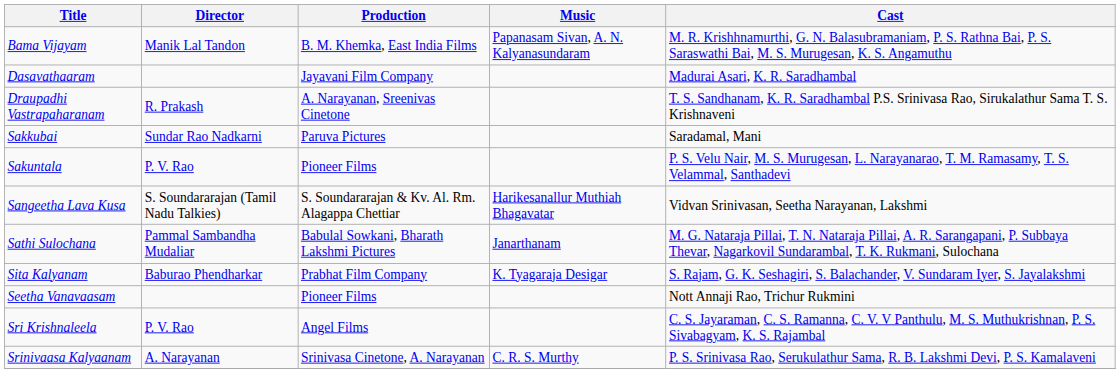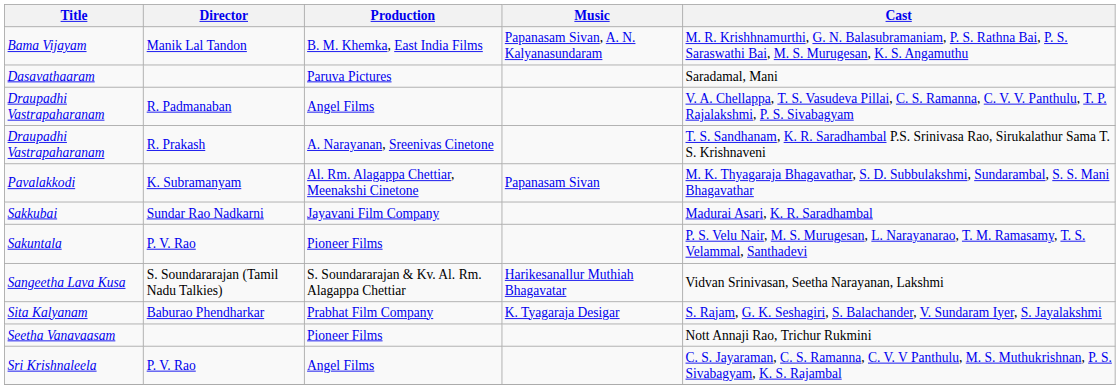(367, 76) Jayavani Film Company -> (349, 76) Paruva Pictures
(763, 76) Madurai Asari, K. R. Saradhambal -> (732, 76) Saradamal, Mani
+ row: (56, 106)
+ row: (41, 183)
(343, 137) Paruva Pictures -> (373, 213) Jayavani Film Company
(715, 137) Saradamal, Mani -> (779, 213) Madurai Asari, K. R. Saradhambal
- row: (52, 244)
- row: (69, 357)
